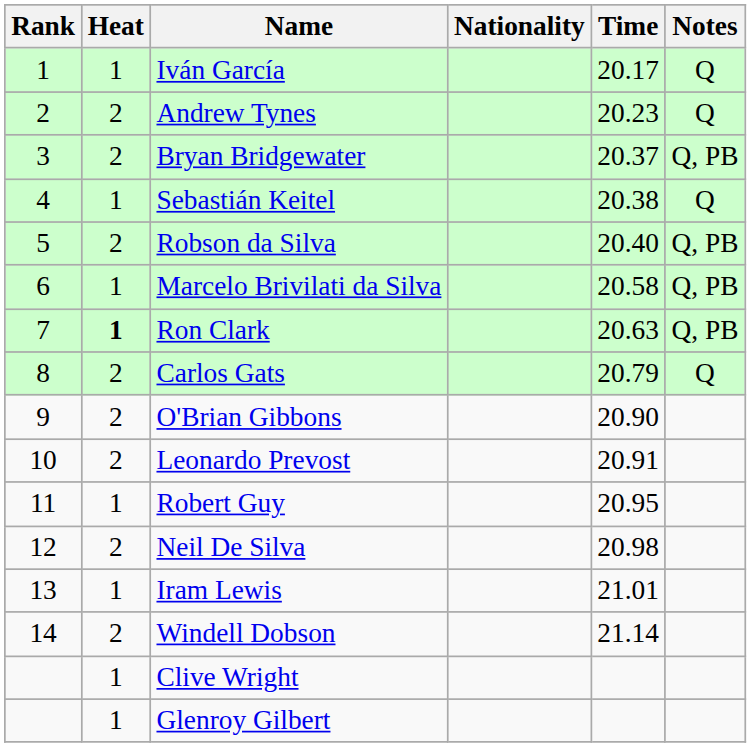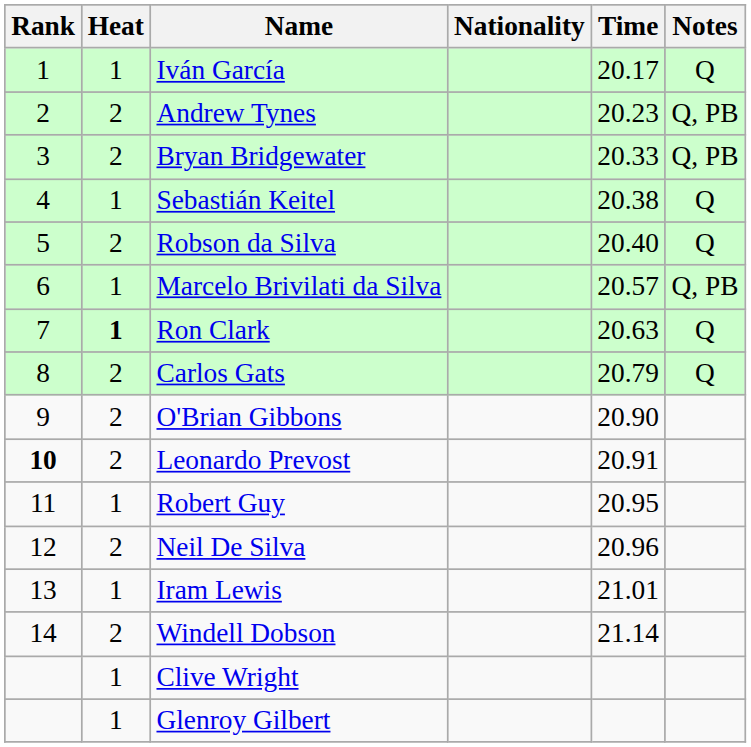(705, 112) Q -> (705, 112) Q, PB
(628, 156) 20.37 -> (628, 156) 20.33
(705, 243) Q, PB -> (705, 243) Q
(628, 286) 20.58 -> (628, 286) 20.57
(705, 329) Q, PB -> (705, 329) Q
(43, 460) normal -> (43, 460) bold
(628, 546) 20.98 -> (628, 546) 20.96
